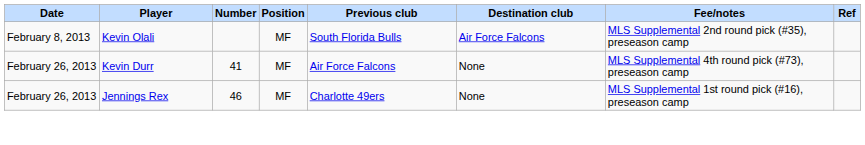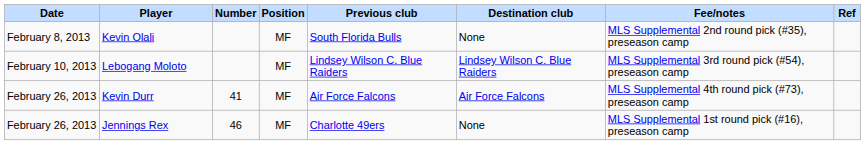(502, 37) Air Force Falcons -> (472, 37) None
+ row: (144, 66)
(472, 66) None -> (502, 96) Air Force Falcons
